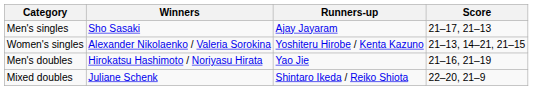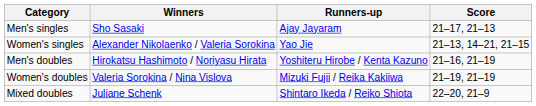(350, 45) Yoshiteru Hirobe / Kenta Kazuno -> (296, 45) Yao Jie
(292, 61) Yao Jie -> (354, 61) Yoshiteru Hirobe / Kenta Kazuno
+ row: (47, 77)
